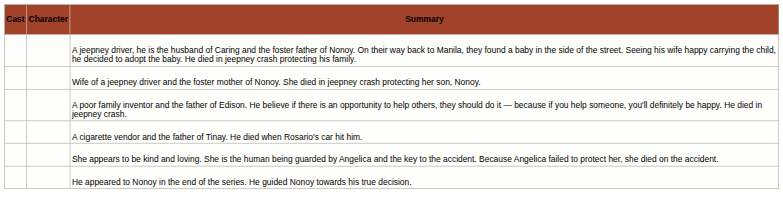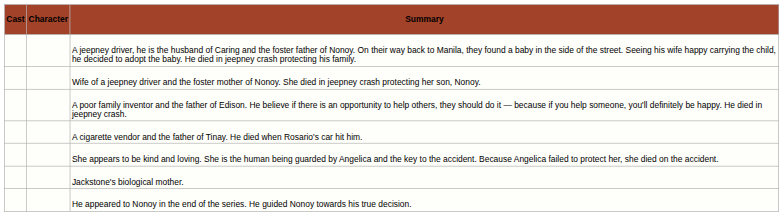+ row: (128, 182)
